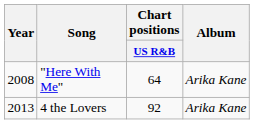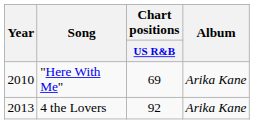(21, 79) 2008 -> (21, 79) 2010
(154, 79) 64 -> (154, 79) 69
